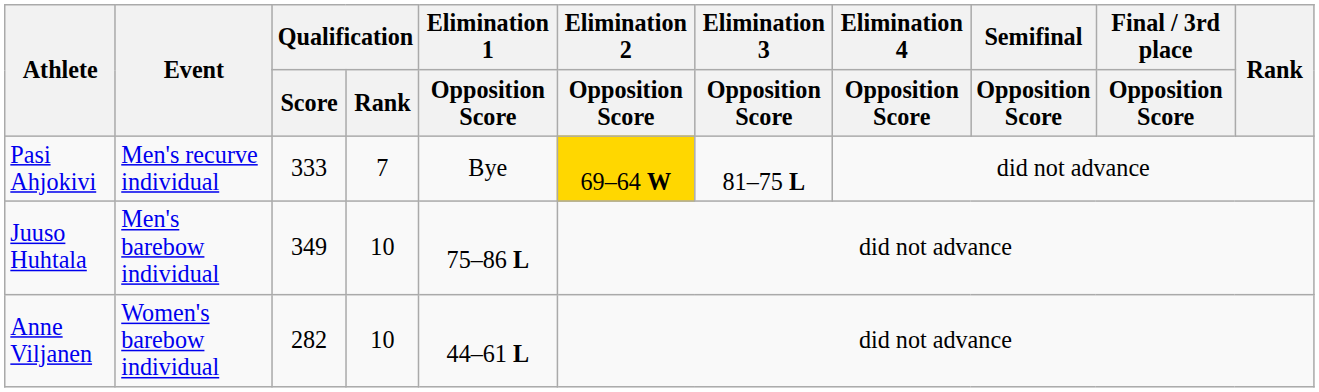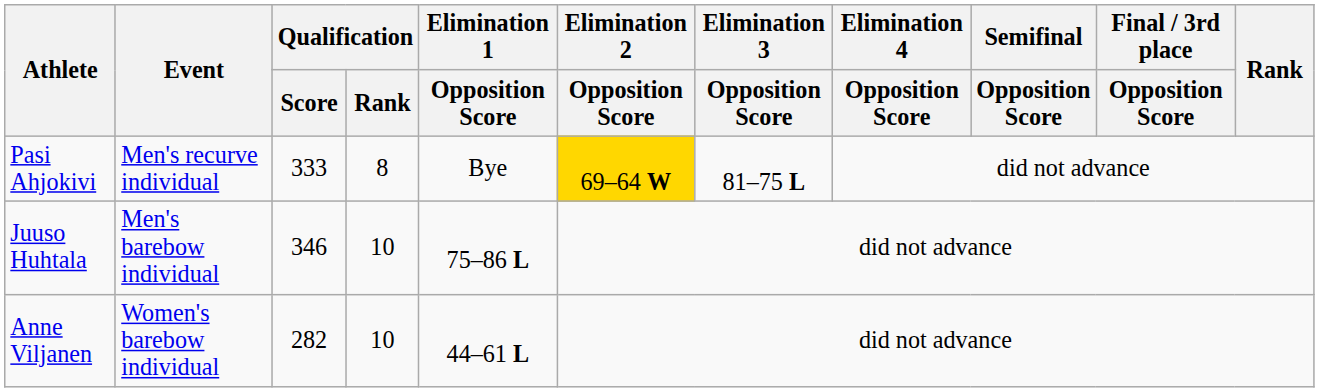(382, 168) 7 -> (382, 168) 8
(309, 247) 349 -> (309, 247) 346
